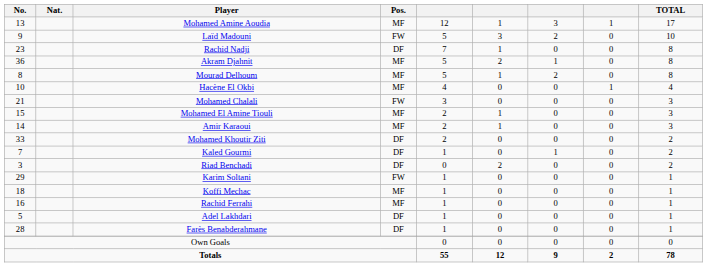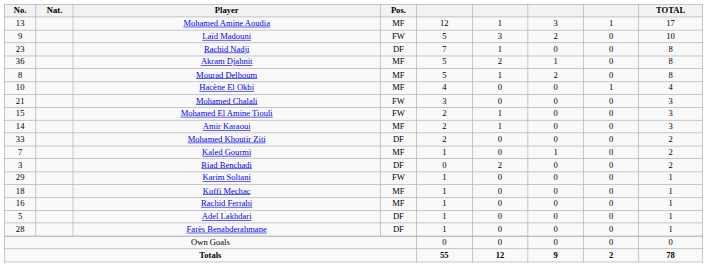(398, 113) MF -> (398, 113) FW
(398, 152) DF -> (398, 152) MF
